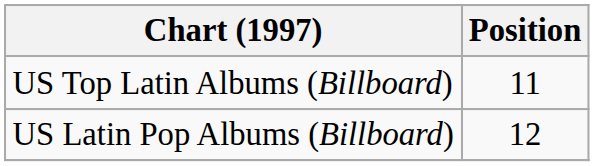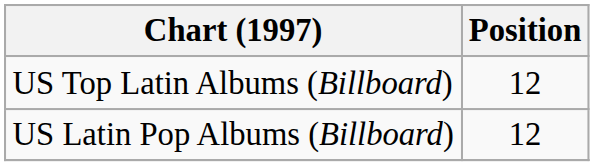(525, 82) 11 -> (525, 82) 12
